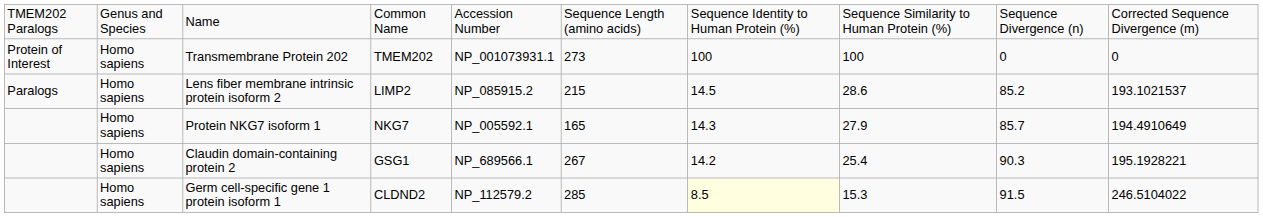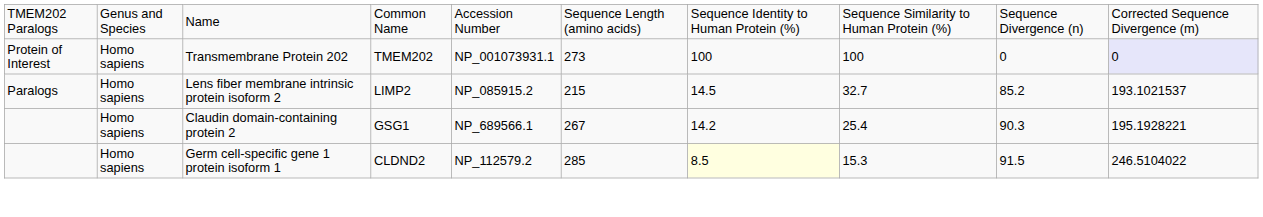(1115, 56) no background -> (1115, 56) lavender background
(855, 91) 28.6 -> (855, 91) 32.7
- row: (253, 125)
